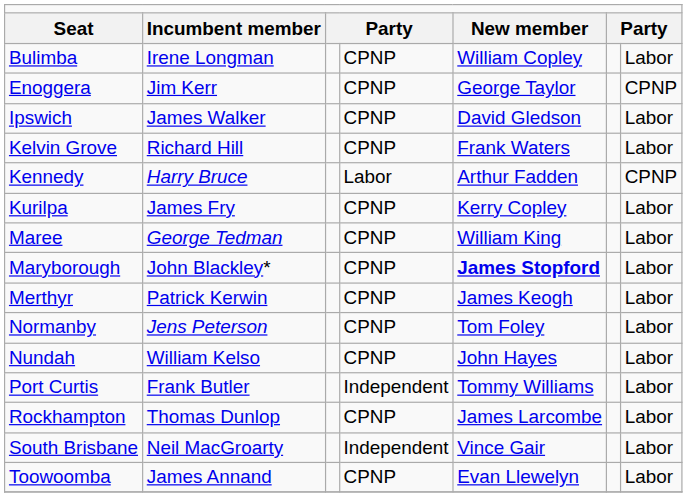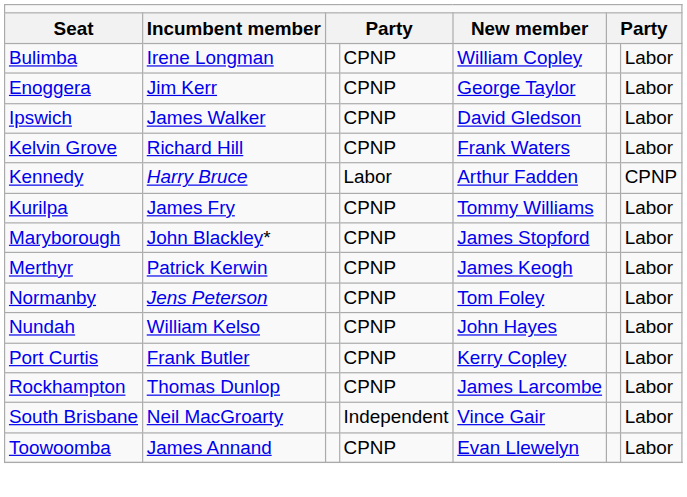(651, 88) CPNP -> (649, 88) Labor
(512, 207) Kerry Copley -> (525, 207) Tommy Williams
- row: (36, 237)
(529, 267) bold -> (523, 237) normal
(396, 387) Independent -> (370, 357) CPNP
(525, 387) Tommy Williams -> (512, 357) Kerry Copley
